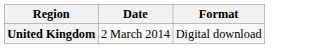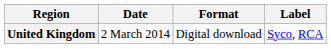+ column: (295, 14)
